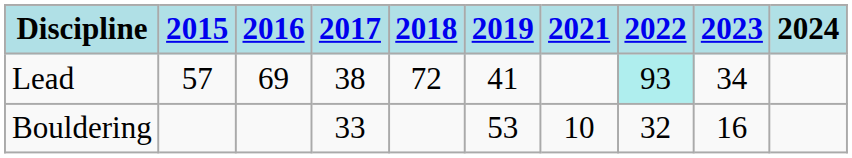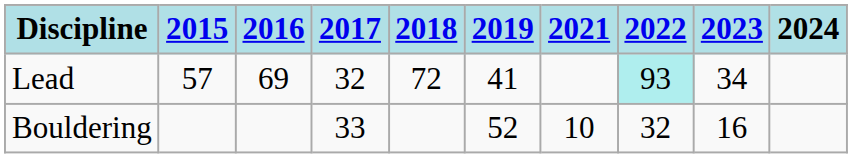(350, 78) 38 -> (350, 78) 32
(503, 127) 53 -> (503, 127) 52
